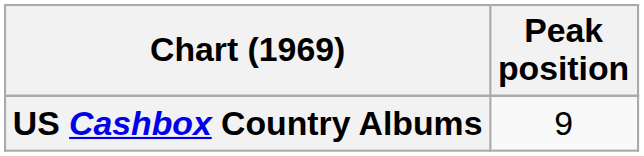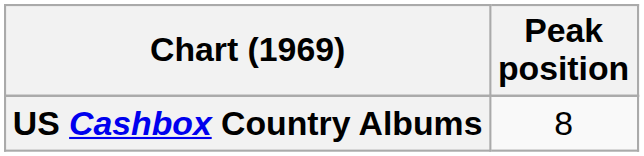(564, 122) 9 -> (564, 122) 8
